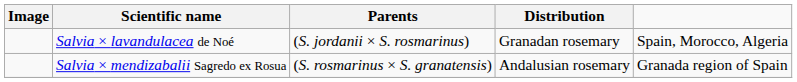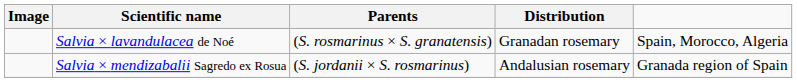(381, 41) (S. jordanii × S. rosmarinus) -> (393, 41) (S. rosmarinus × S. granatensis)
(393, 65) (S. rosmarinus × S. granatensis) -> (381, 65) (S. jordanii × S. rosmarinus)
